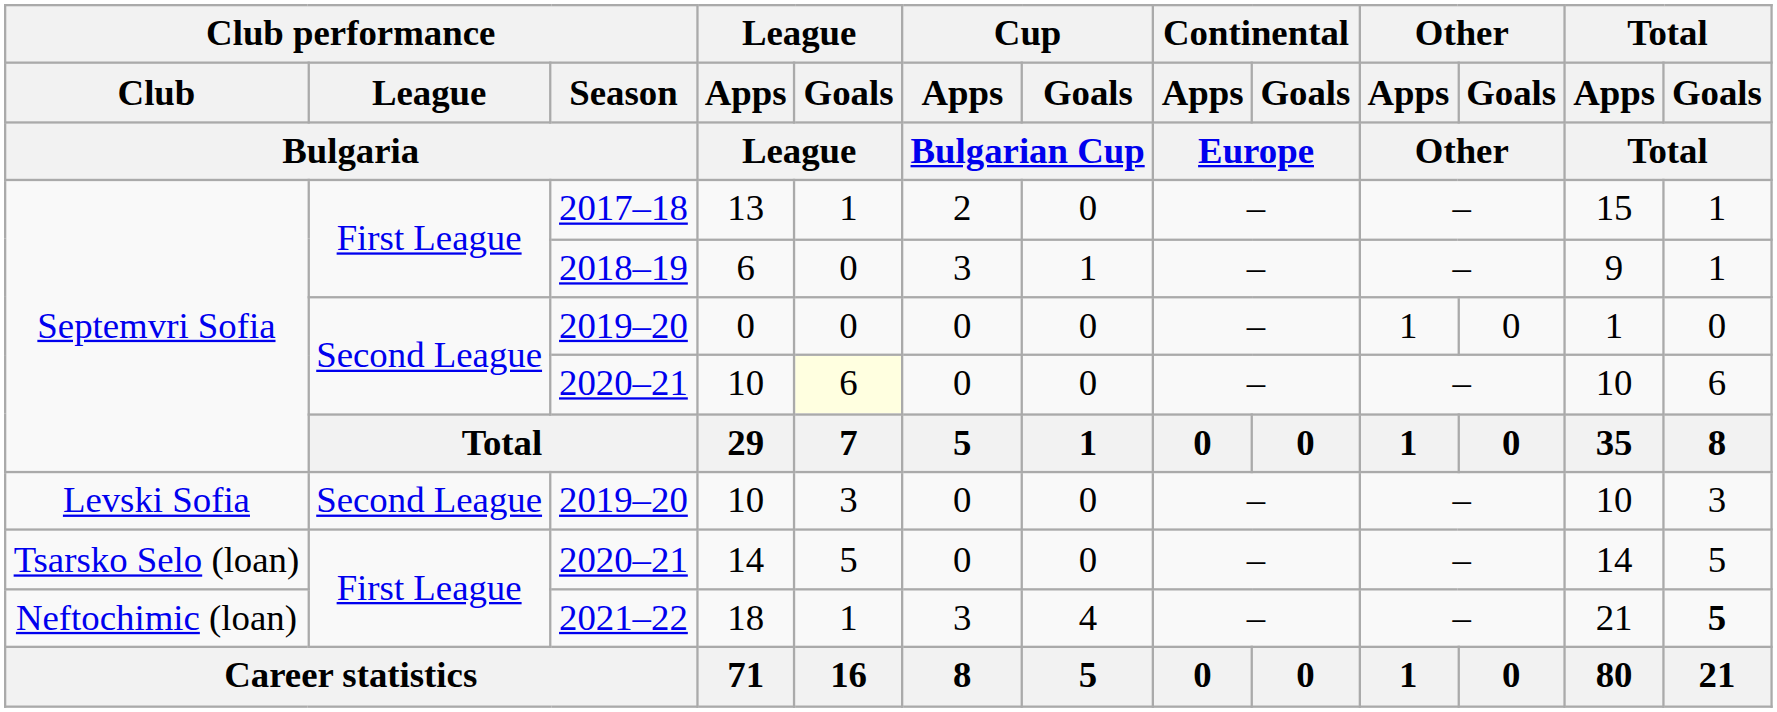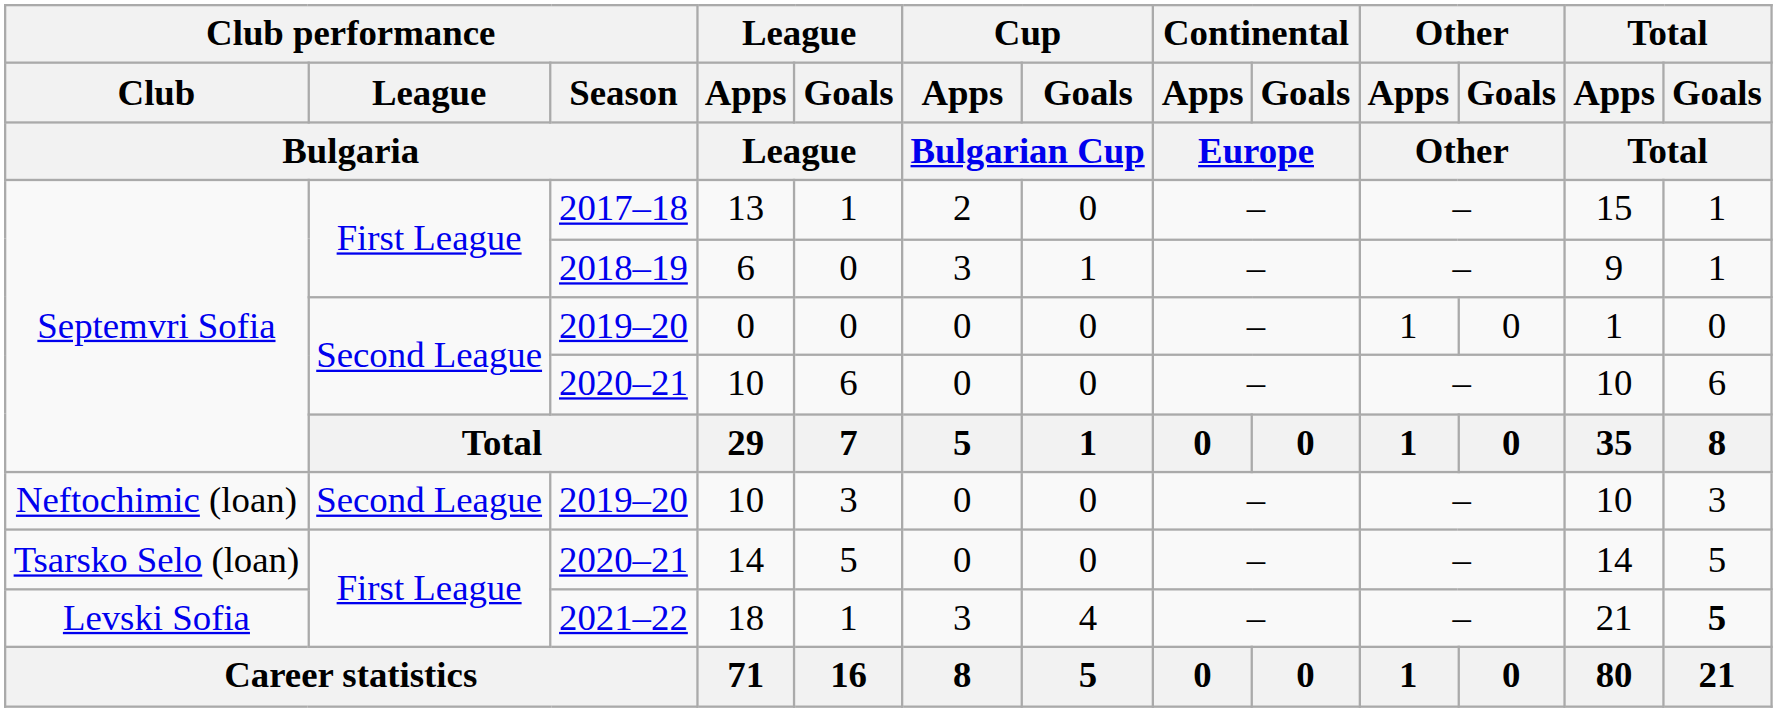(849, 383) lightyellow background -> (849, 383) no background
(156, 500) Levski Sofia -> (156, 500) Neftochimic (loan)
(156, 617) Neftochimic (loan) -> (156, 617) Levski Sofia
